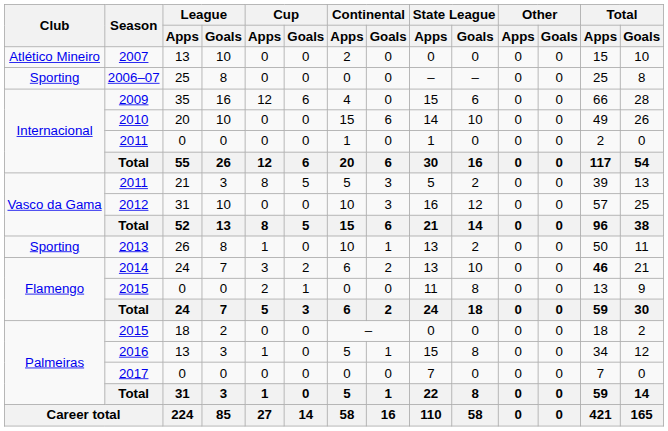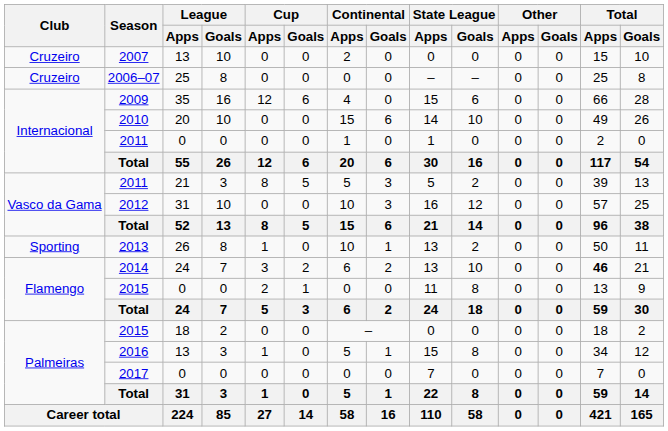(55, 57) Atlético Mineiro -> (55, 57) Cruzeiro
(55, 78) Sporting -> (55, 78) Cruzeiro
